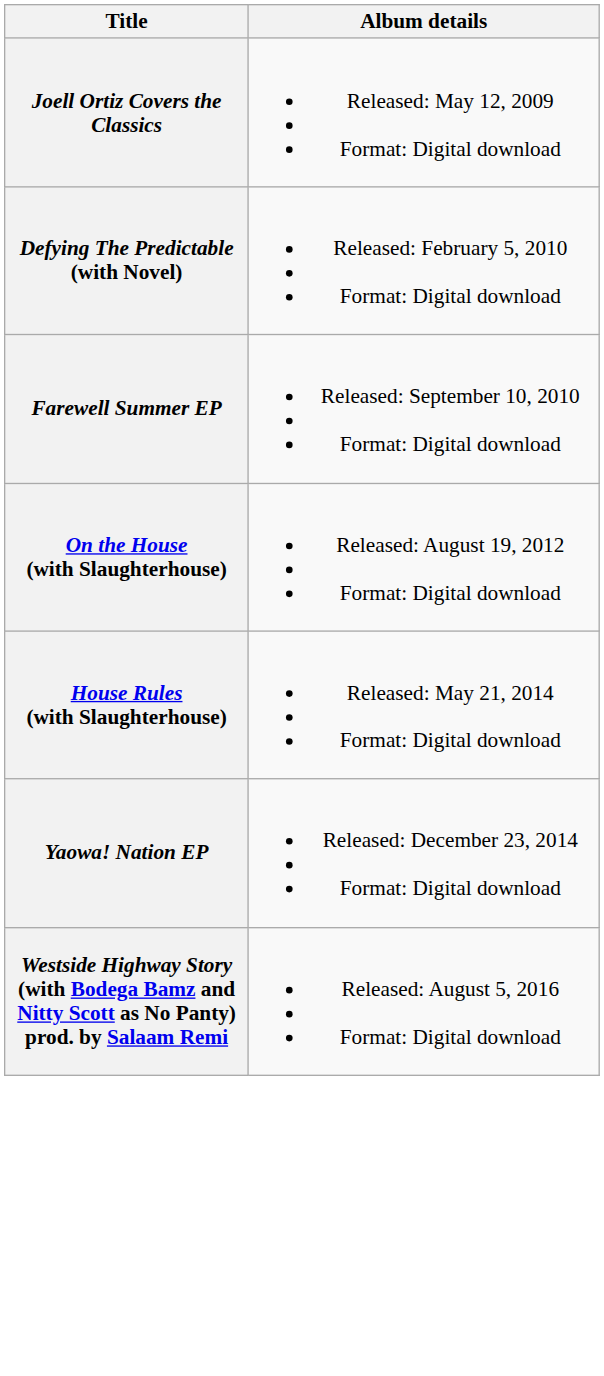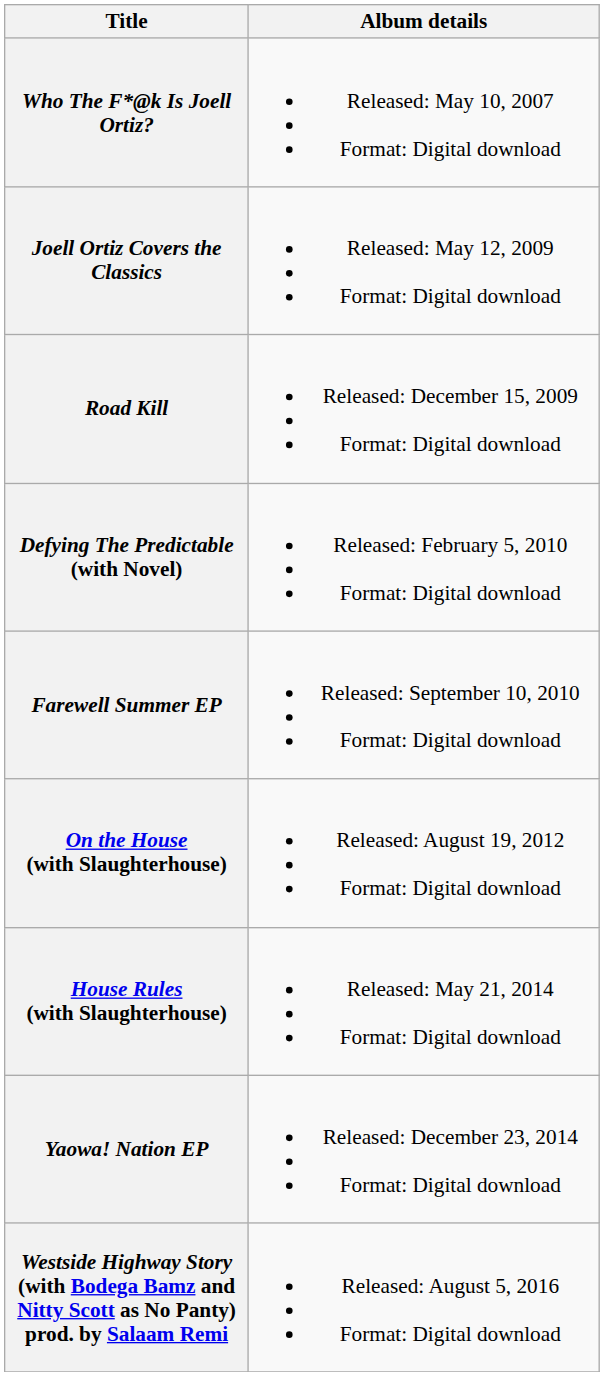+ row: (127, 112)
+ row: (127, 408)
